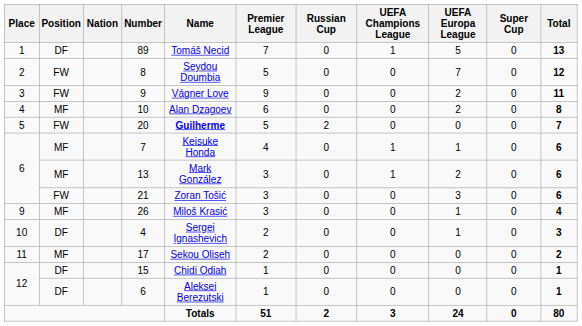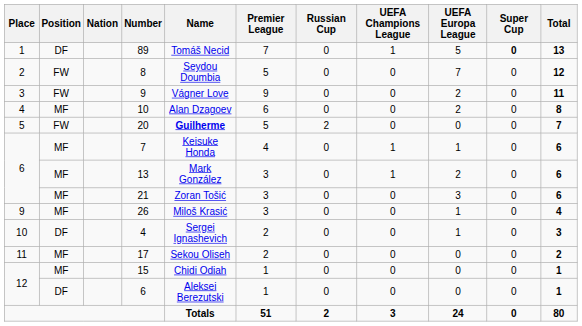(514, 51) normal -> (514, 51) bold
(61, 196) FW -> (61, 196) MF
(61, 270) DF -> (61, 270) MF
